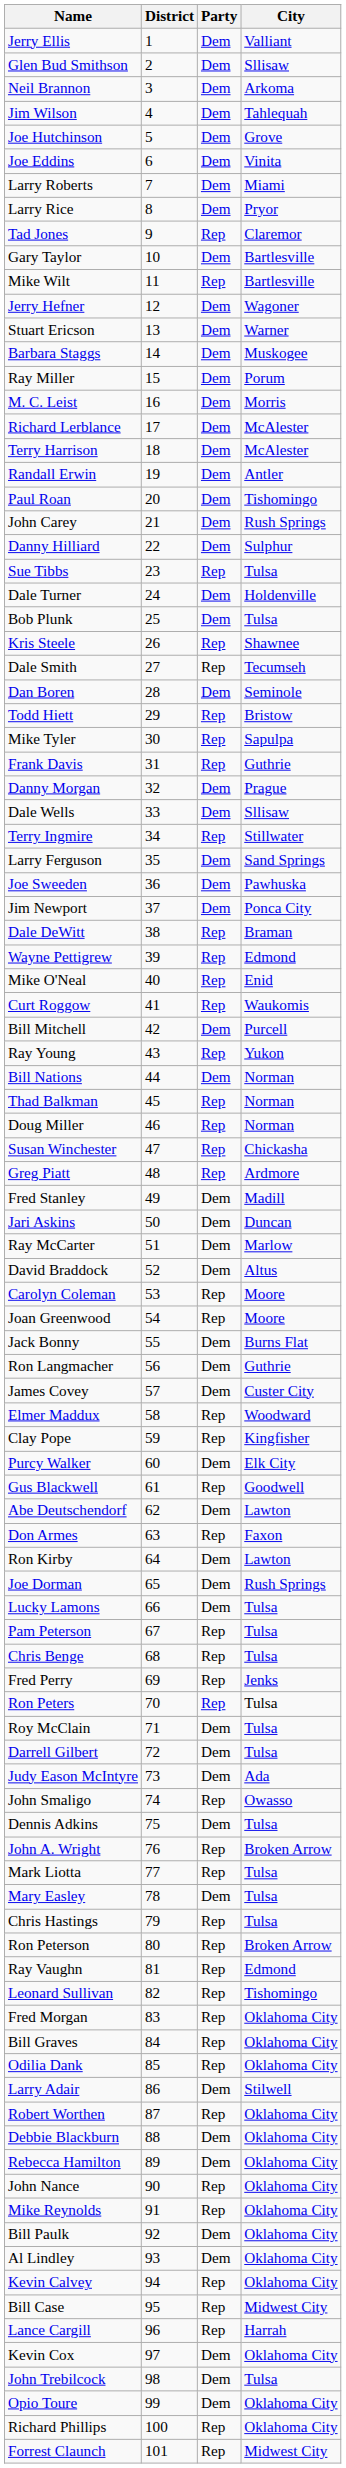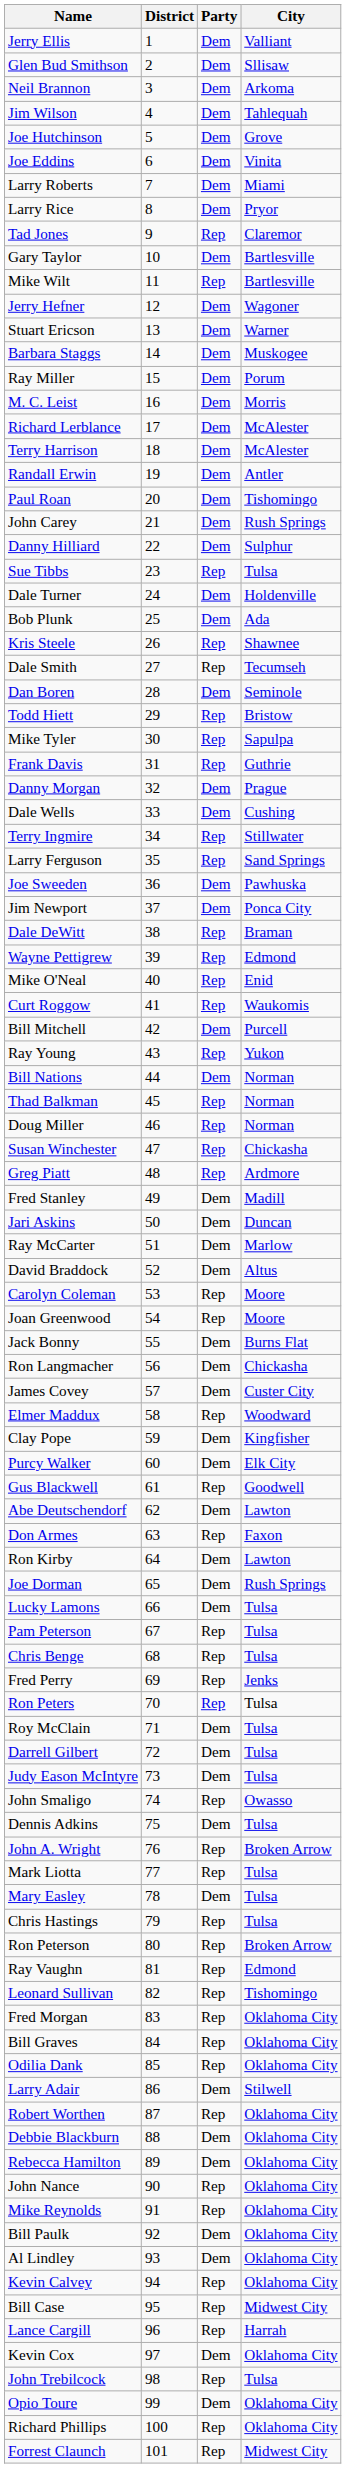(261, 619) Tulsa -> (257, 619) Ada
(267, 812) Sllisaw -> (270, 812) Cushing
(216, 860) Dem -> (213, 860) Rep
(267, 1366) Guthrie -> (276, 1366) Chickasha
(213, 1438) Rep -> (216, 1438) Dem
(257, 1776) Ada -> (261, 1776) Tulsa
(216, 2378) Dem -> (213, 2378) Rep
